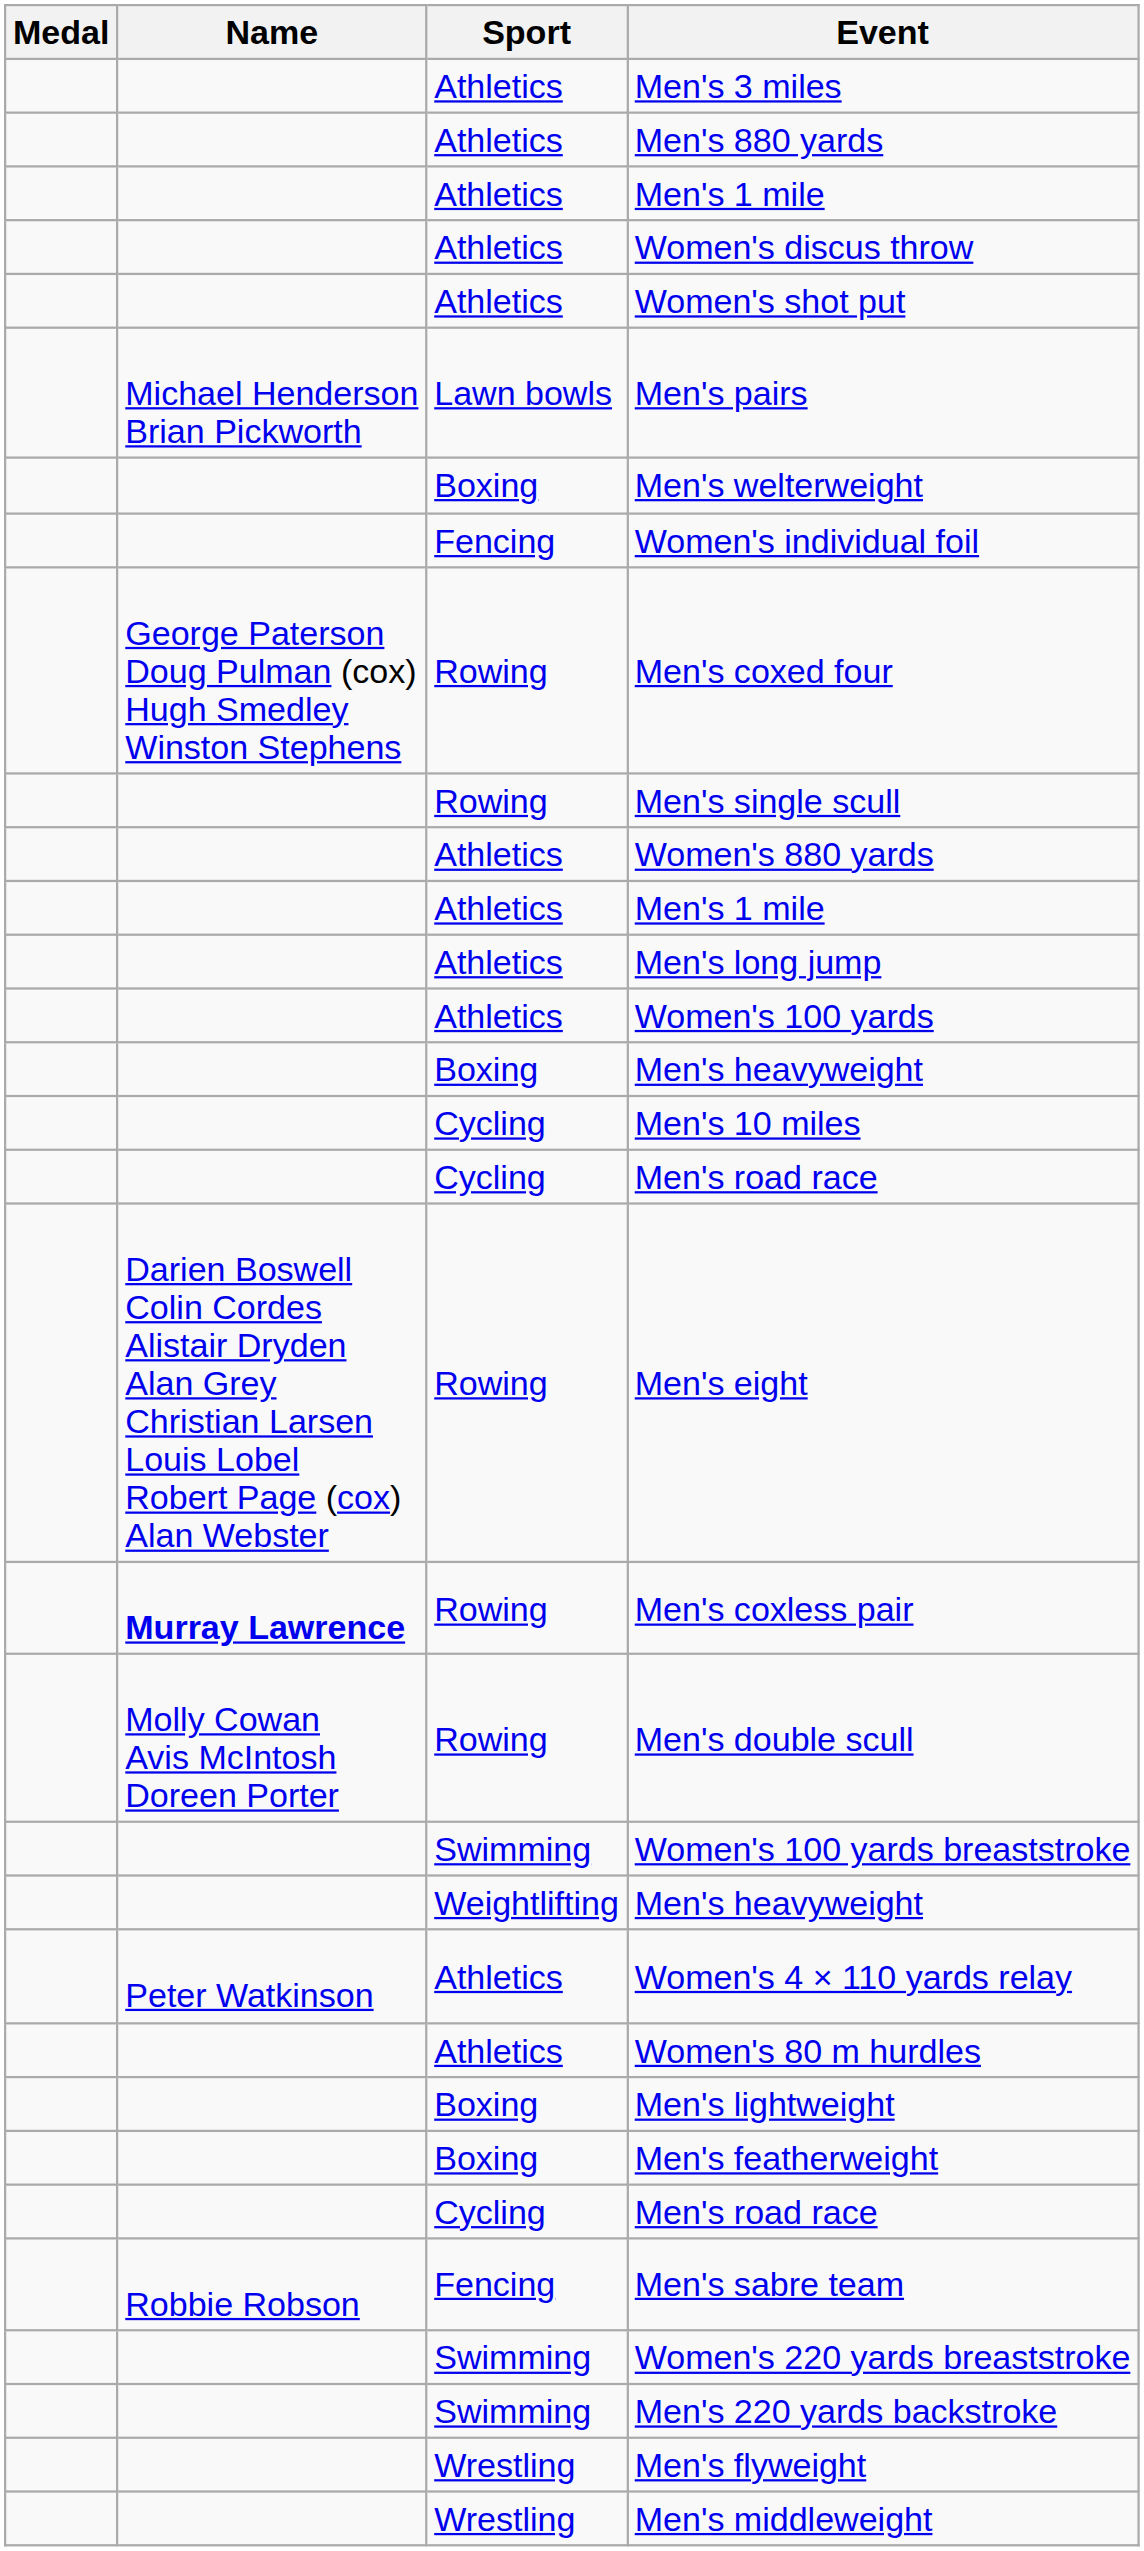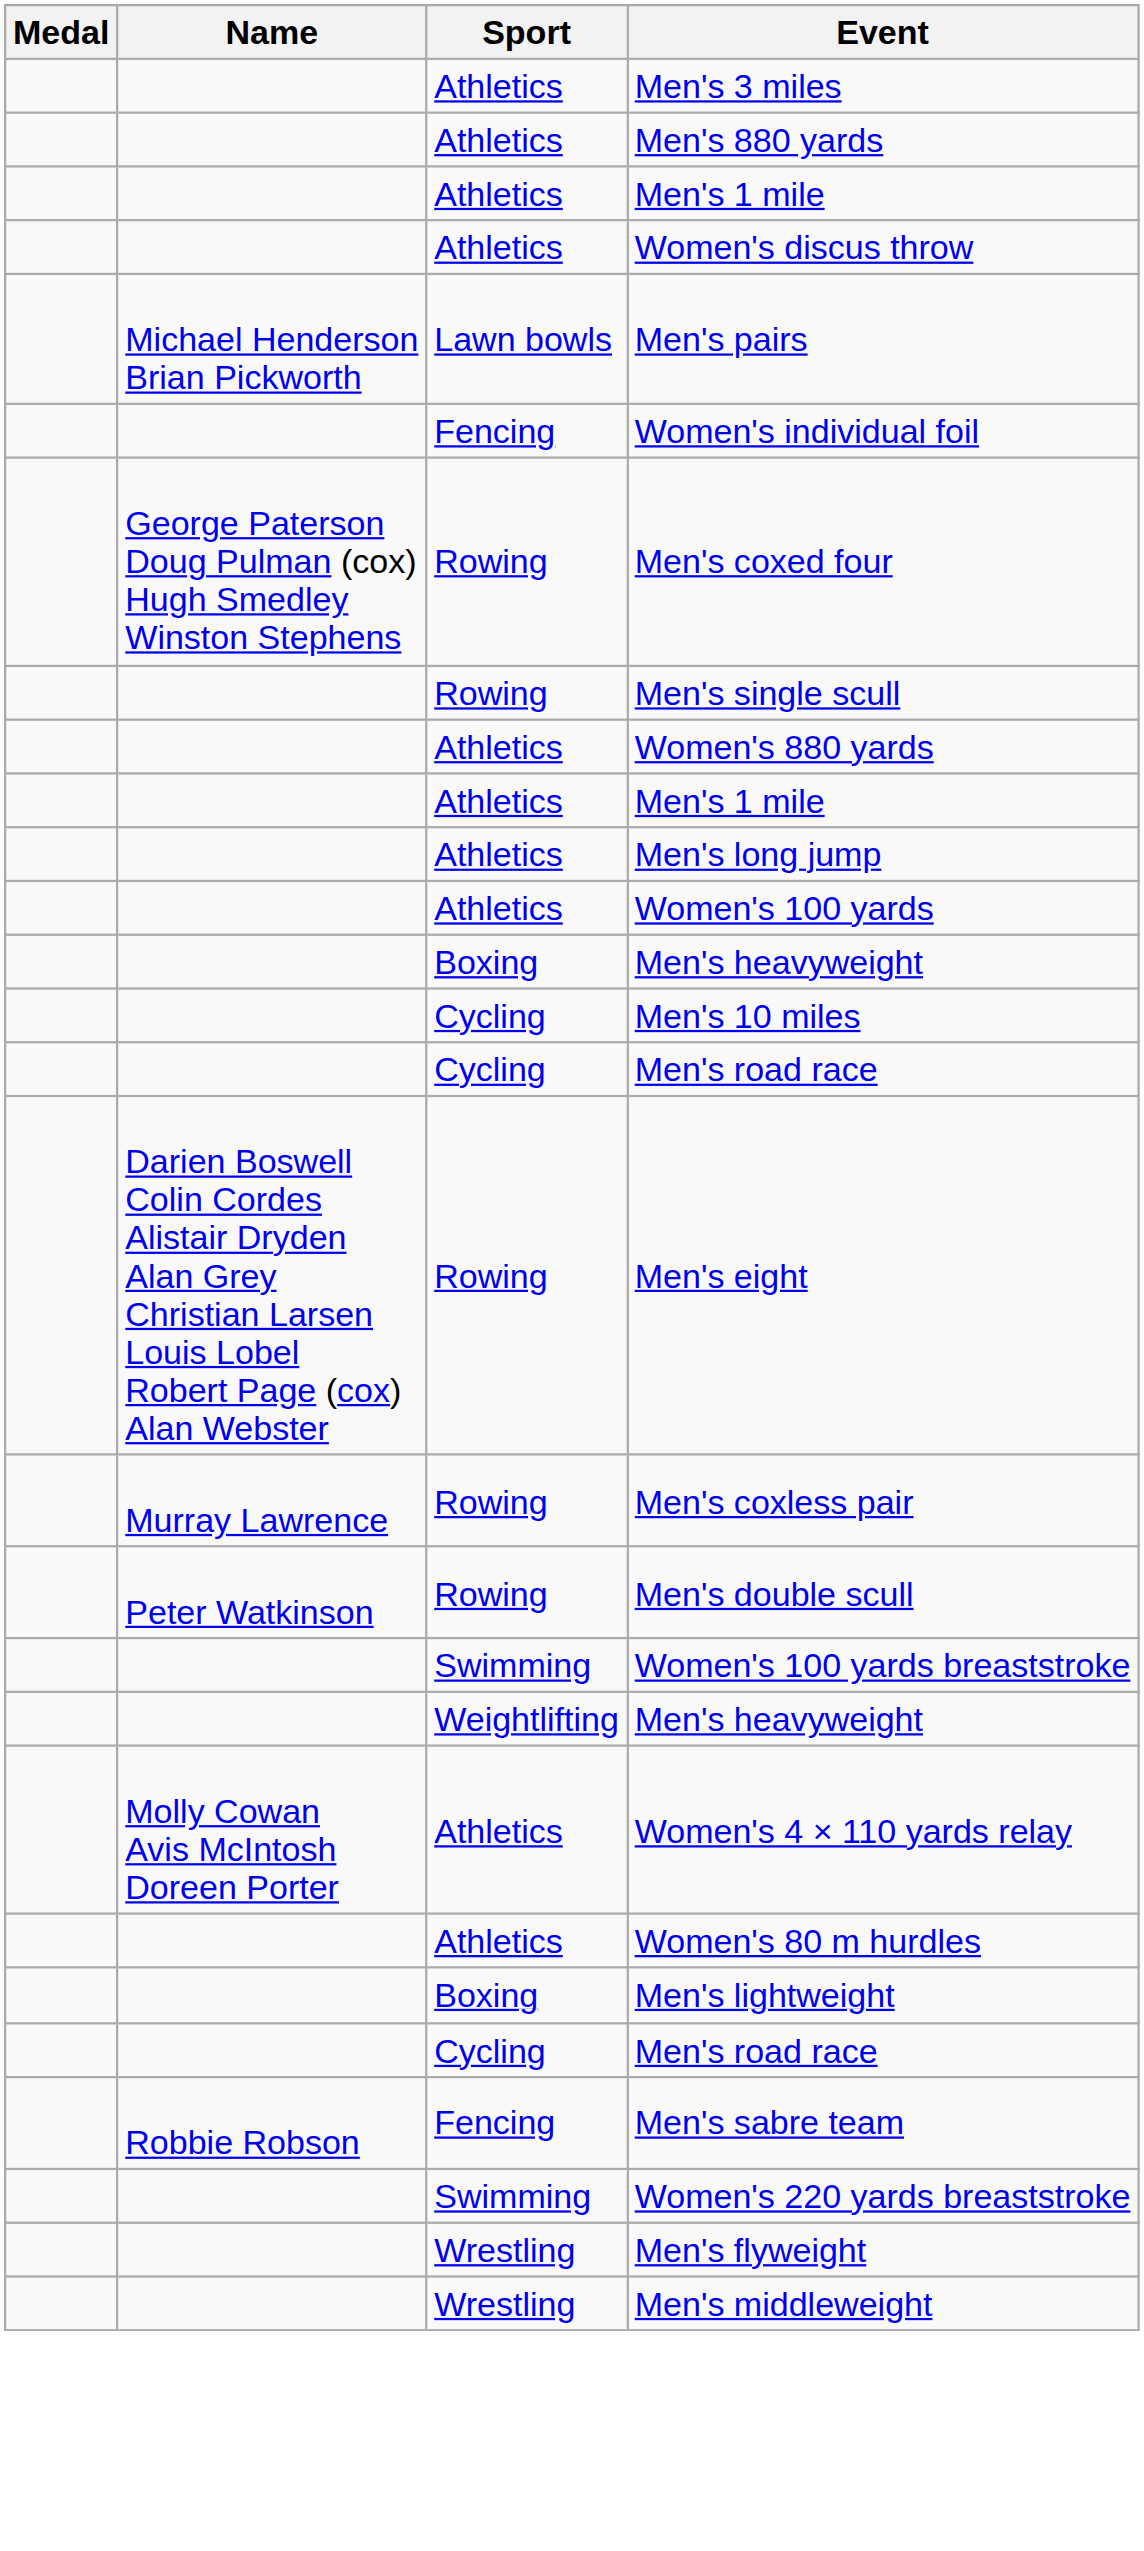- row: (499, 302)
- row: (486, 486)
(265, 1628) bold -> (257, 1520) normal
(232, 1758) Molly Cowan Avis McIntosh Doreen Porter -> (249, 1612) Peter Watkinson
(249, 1995) Peter Watkinson -> (232, 1850) Molly Cowan Avis McIntosh Doreen Porter
- row: (486, 2157)
- row: (513, 2411)
